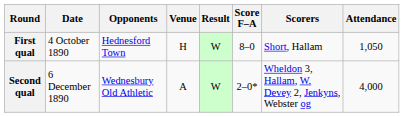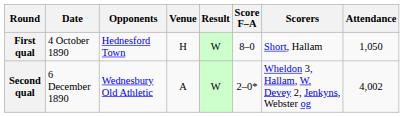(371, 86) 4,000 -> (371, 86) 4,002
